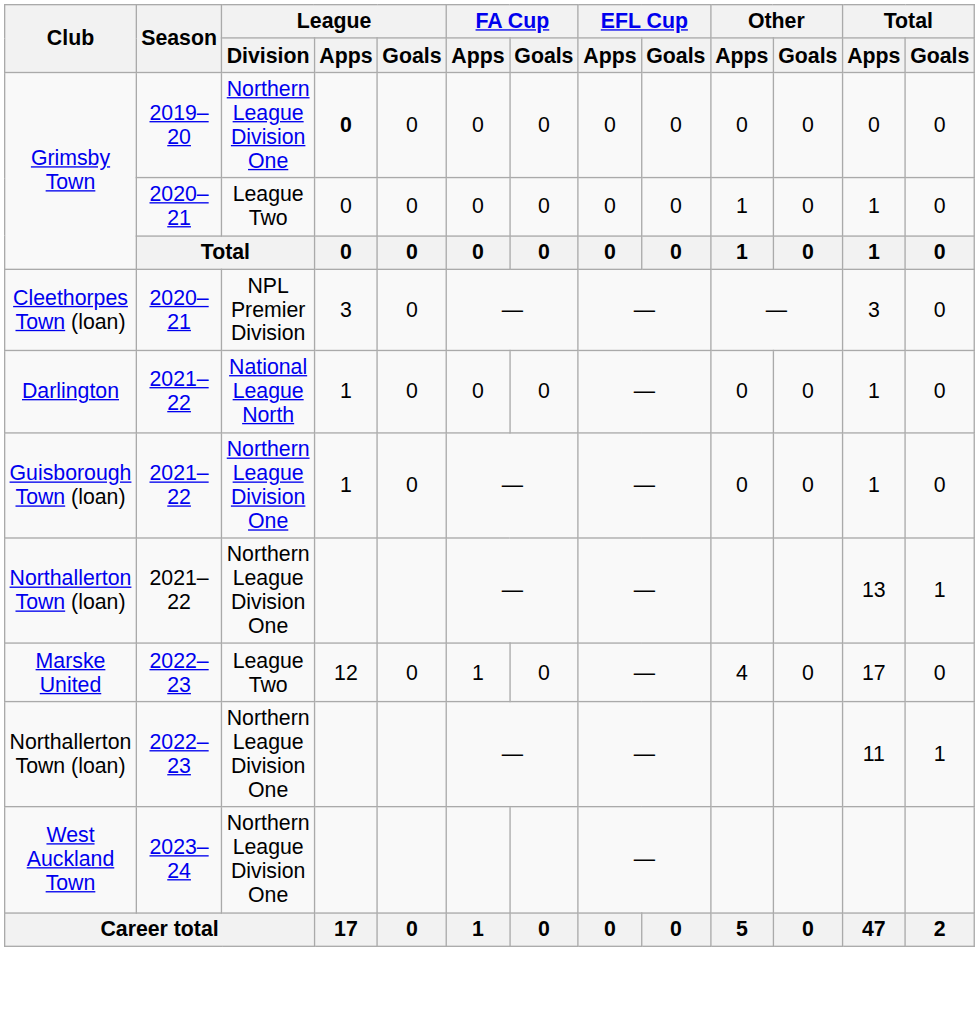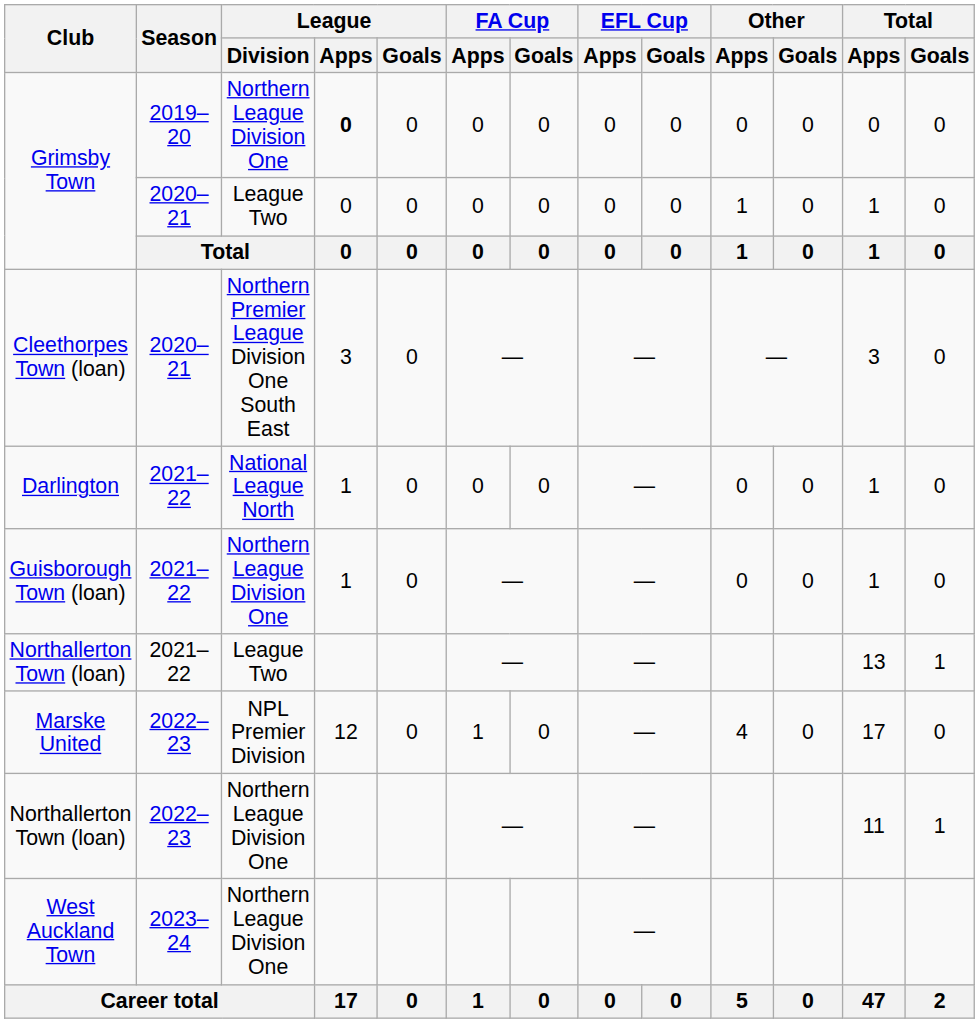(268, 309) NPL Premier Division -> (268, 357) Northern Premier League Division One South East
(268, 590) Northern League Division One -> (268, 662) League Two
(268, 672) League Two -> (268, 732) NPL Premier Division
